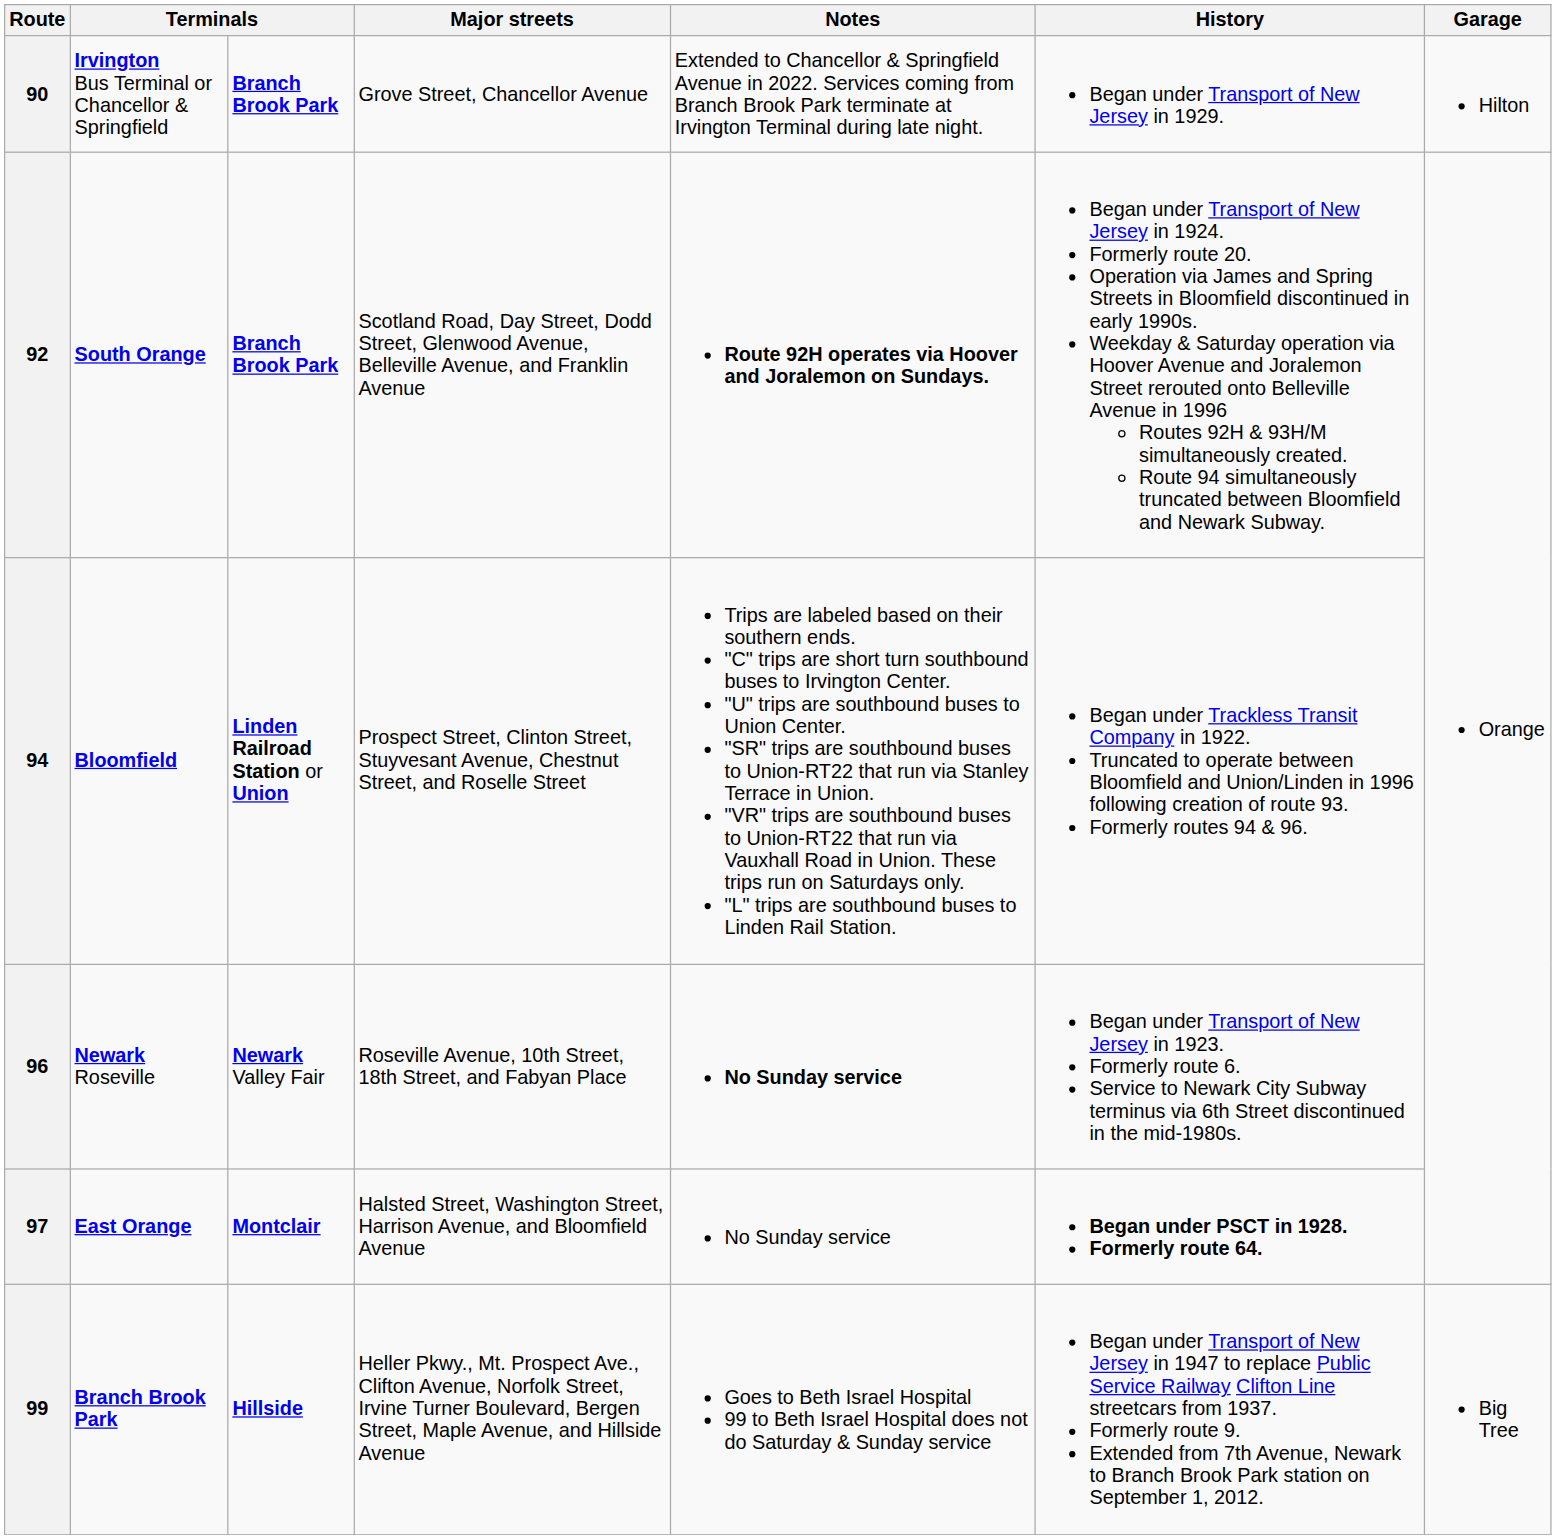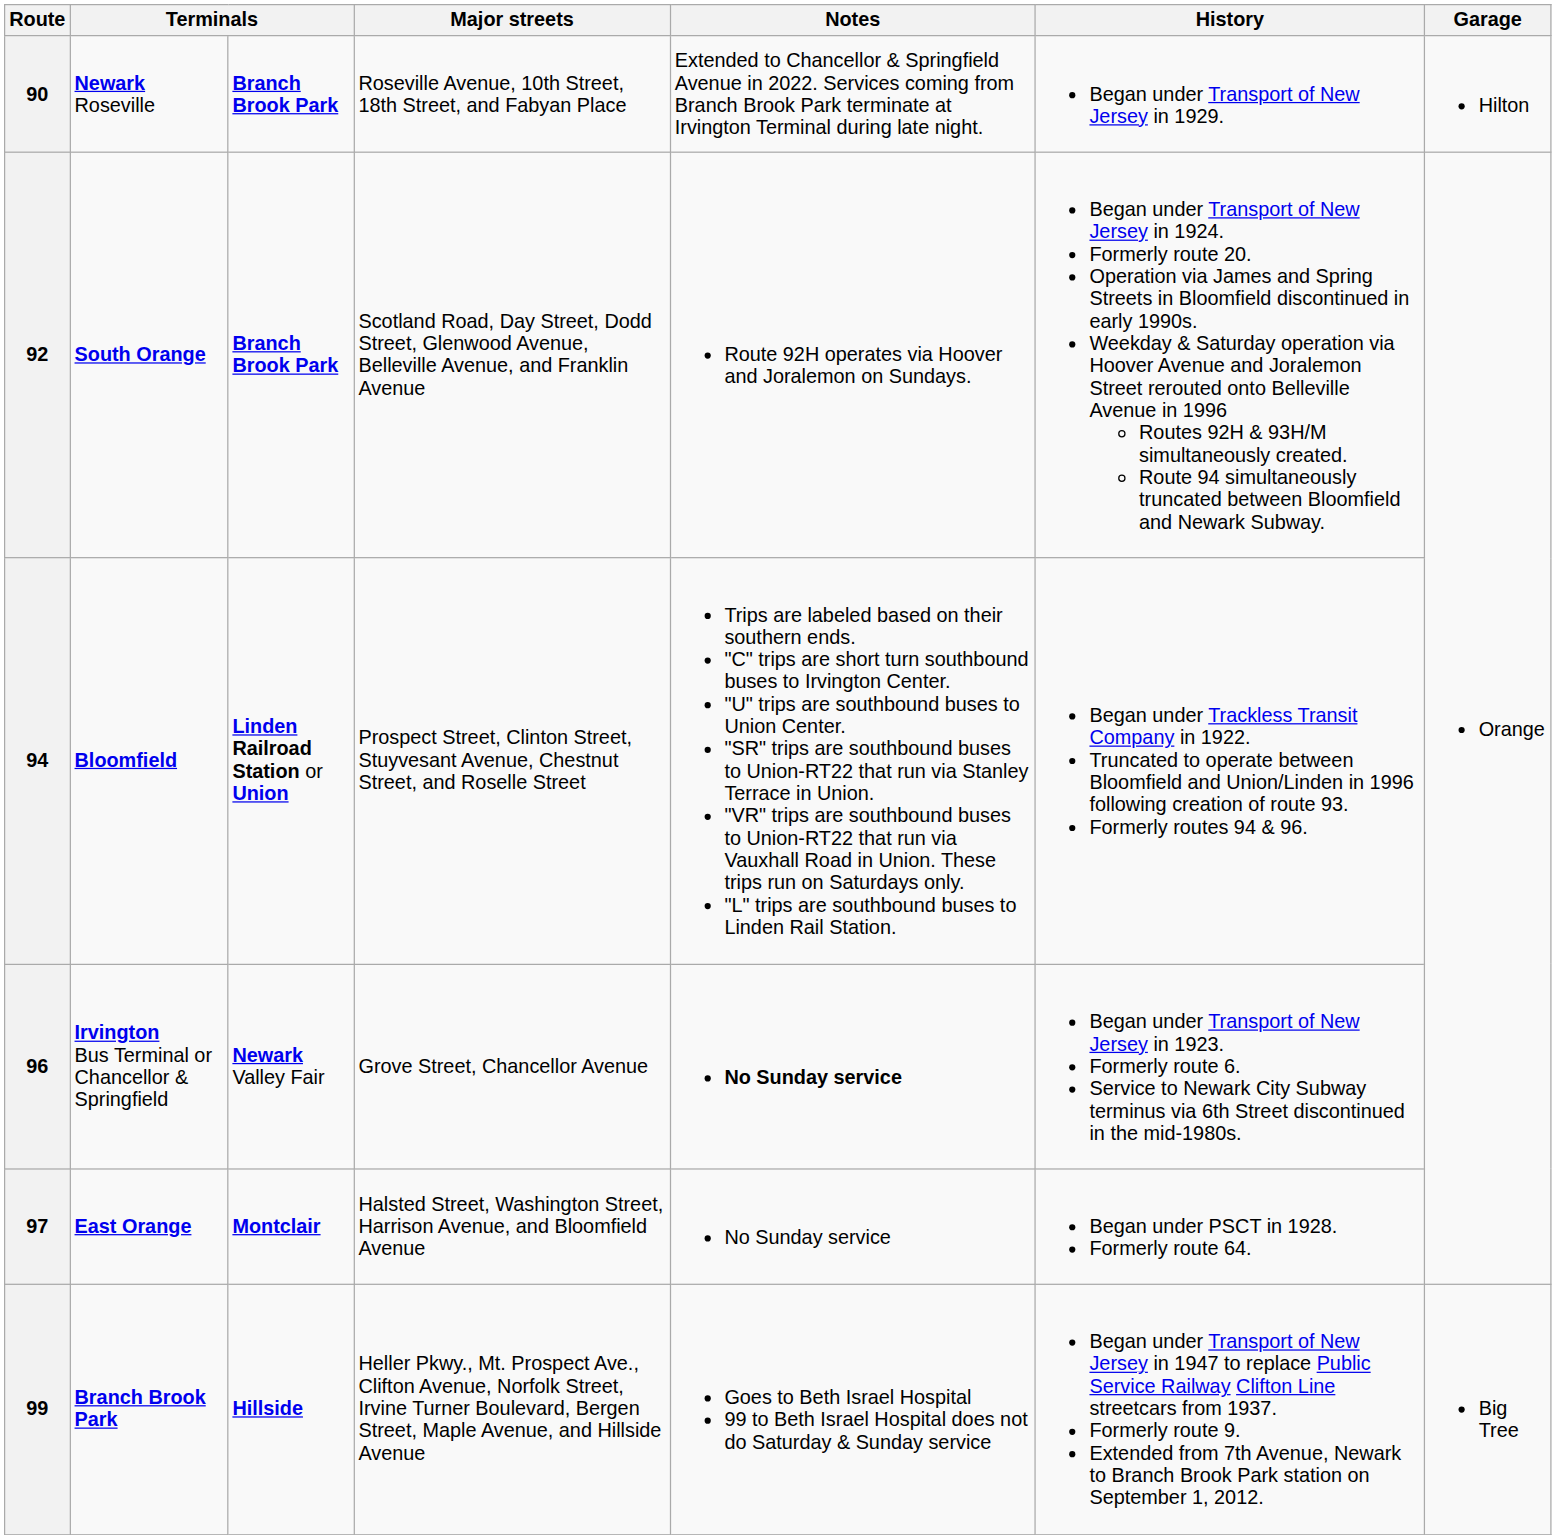(143, 93) Irvington Bus Terminal or Chancellor & Springfield -> (115, 93) Newark Roseville
(503, 93) Grove Street, Chancellor Avenue -> (492, 93) Roseville Avenue, 10th Street, 18th Street, and Fabyan Place
(853, 366) bold -> (853, 366) normal
(115, 1066) Newark Roseville -> (143, 1066) Irvington Bus Terminal or Chancellor & Springfield
(492, 1066) Roseville Avenue, 10th Street, 18th Street, and Fabyan Place -> (503, 1066) Grove Street, Chancellor Avenue
(1230, 1238) bold -> (1230, 1238) normal
